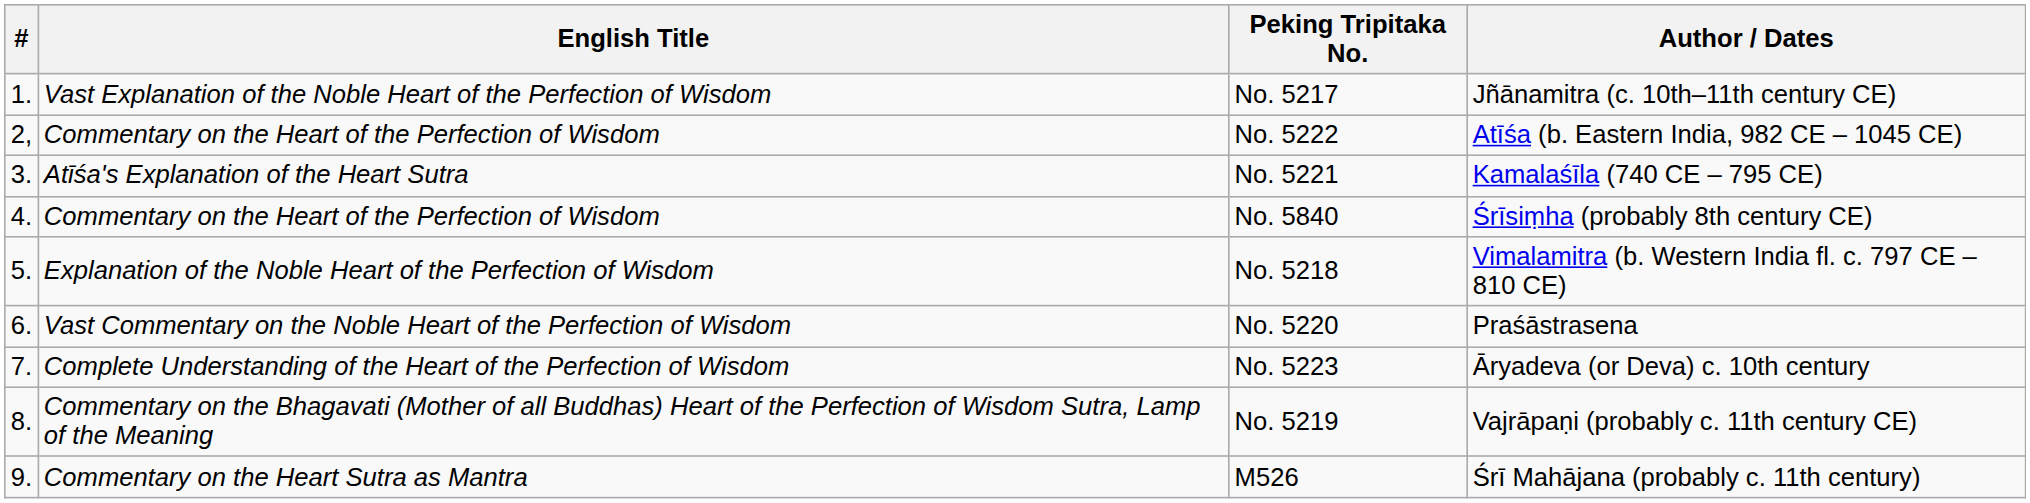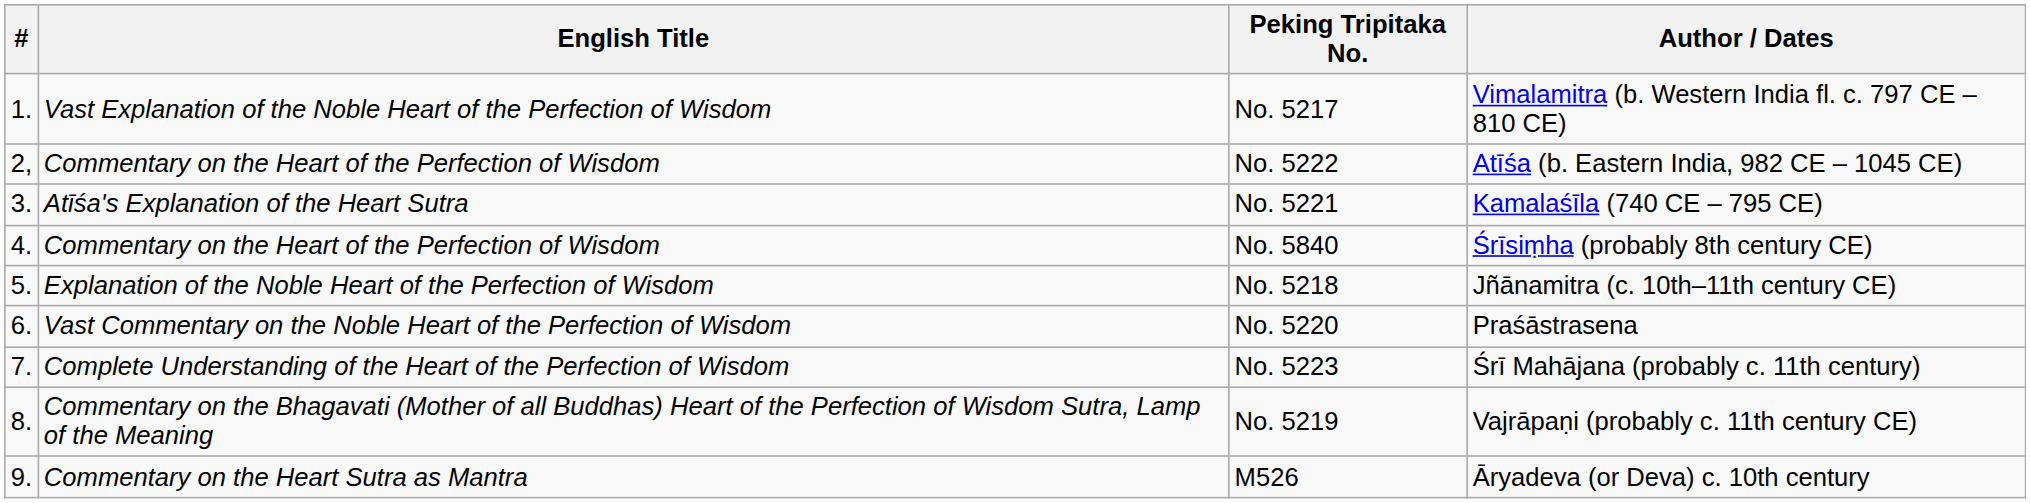(1684, 94) Jñānamitra (c. 10th–11th century CE) -> (1725, 108) Vimalamitra (b. Western India fl. c. 797 CE – 810 CE)
(1725, 270) Vimalamitra (b. Western India fl. c. 797 CE – 810 CE) -> (1684, 285) Jñānamitra (c. 10th–11th century CE)
(1671, 366) Āryadeva (or Deva) c. 10th century -> (1697, 366) Śrī Mahājana (probably c. 11th century)
(1697, 476) Śrī Mahājana (probably c. 11th century) -> (1671, 476) Āryadeva (or Deva) c. 10th century
